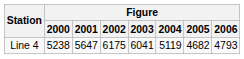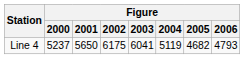(58, 45) 5238 -> (58, 45) 5237
(86, 45) 5647 -> (86, 45) 5650
